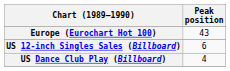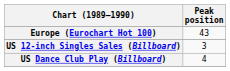(204, 46) 6 -> (204, 46) 3
